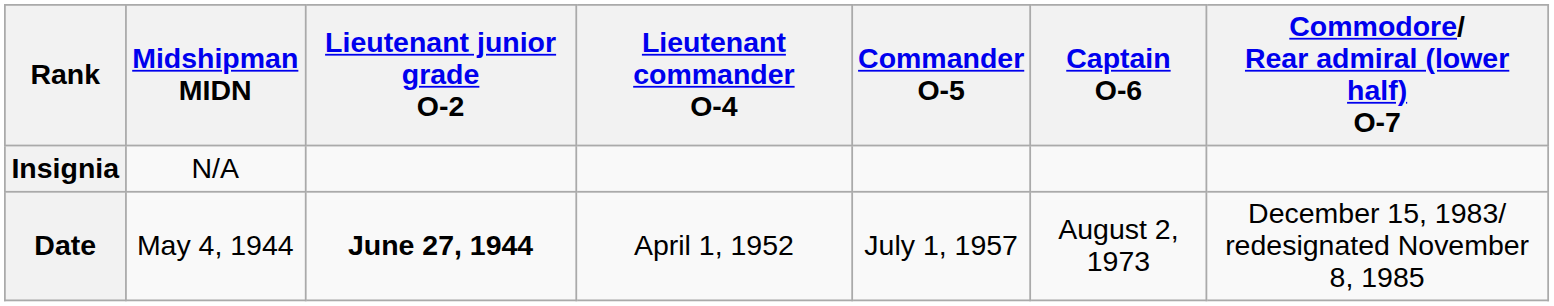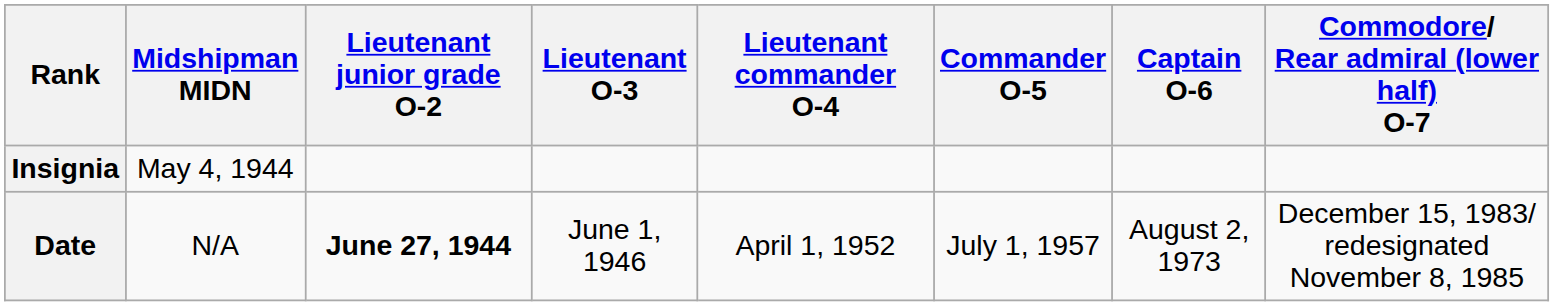+ column: (615, 75)
(215, 168) N/A -> (215, 168) May 4, 1944
(215, 245) May 4, 1944 -> (215, 245) N/A
